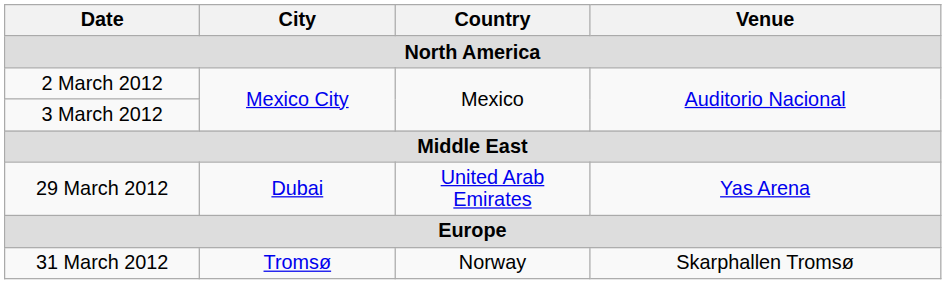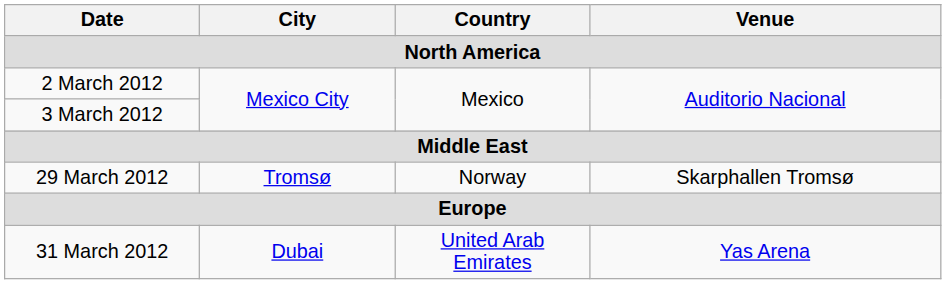(297, 188) Dubai -> (297, 177) Tromsø
(492, 188) United Arab Emirates -> (492, 177) Norway
(765, 188) Yas Arena -> (765, 177) Skarphallen Tromsø
(297, 262) Tromsø -> (297, 251) Dubai
(492, 262) Norway -> (492, 251) United Arab Emirates
(765, 262) Skarphallen Tromsø -> (765, 251) Yas Arena
